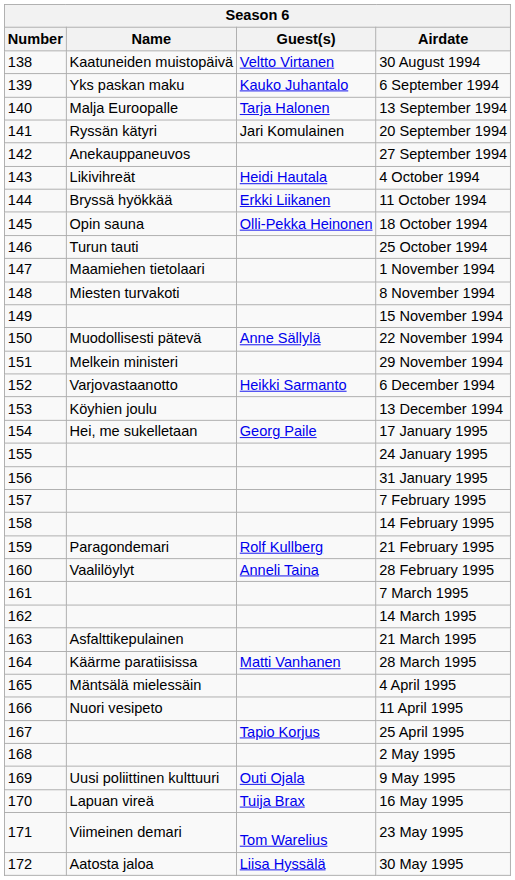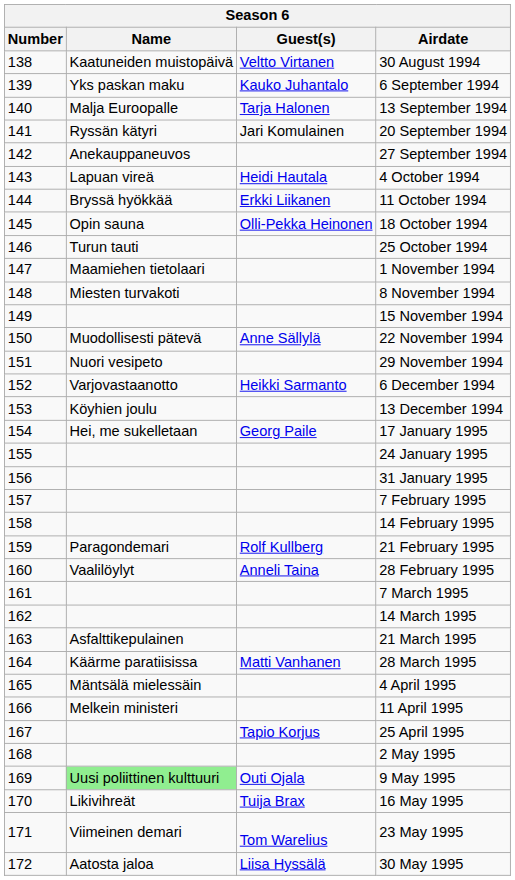(102, 177) Likivihreät -> (112, 177) Lapuan vireä
(124, 362) Melkein ministeri -> (116, 362) Nuori vesipeto
(116, 708) Nuori vesipeto -> (124, 708) Melkein ministeri
(144, 778) no background -> (144, 778) lightgreen background
(112, 801) Lapuan vireä -> (102, 801) Likivihreät
